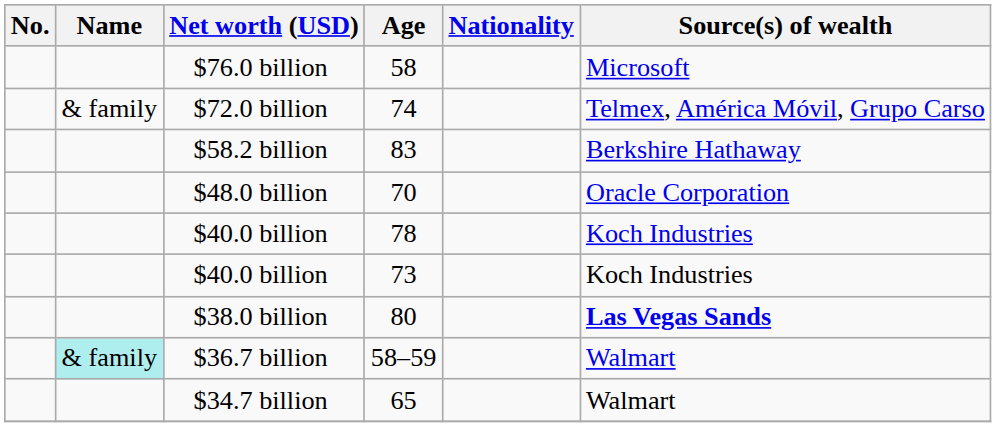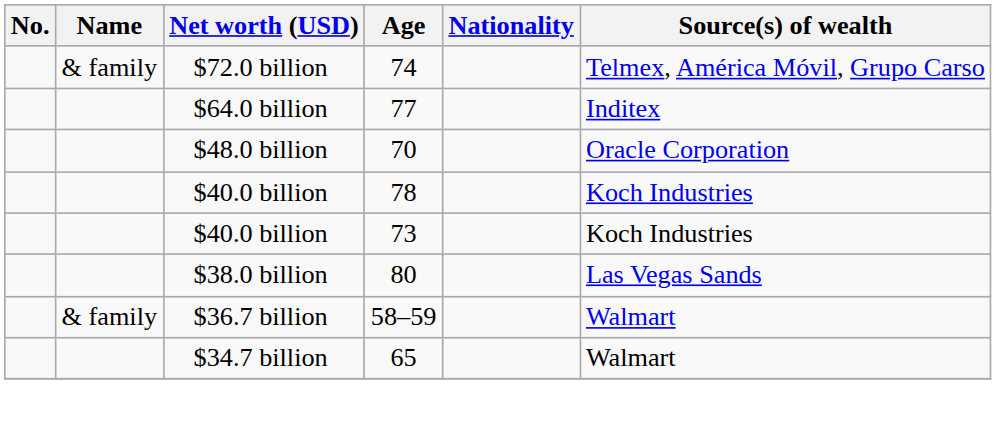- row: (264, 66)
+ row: (264, 108)
- row: (264, 150)
(679, 316) bold -> (674, 274) normal
(109, 358) paleturquoise background -> (109, 316) no background
